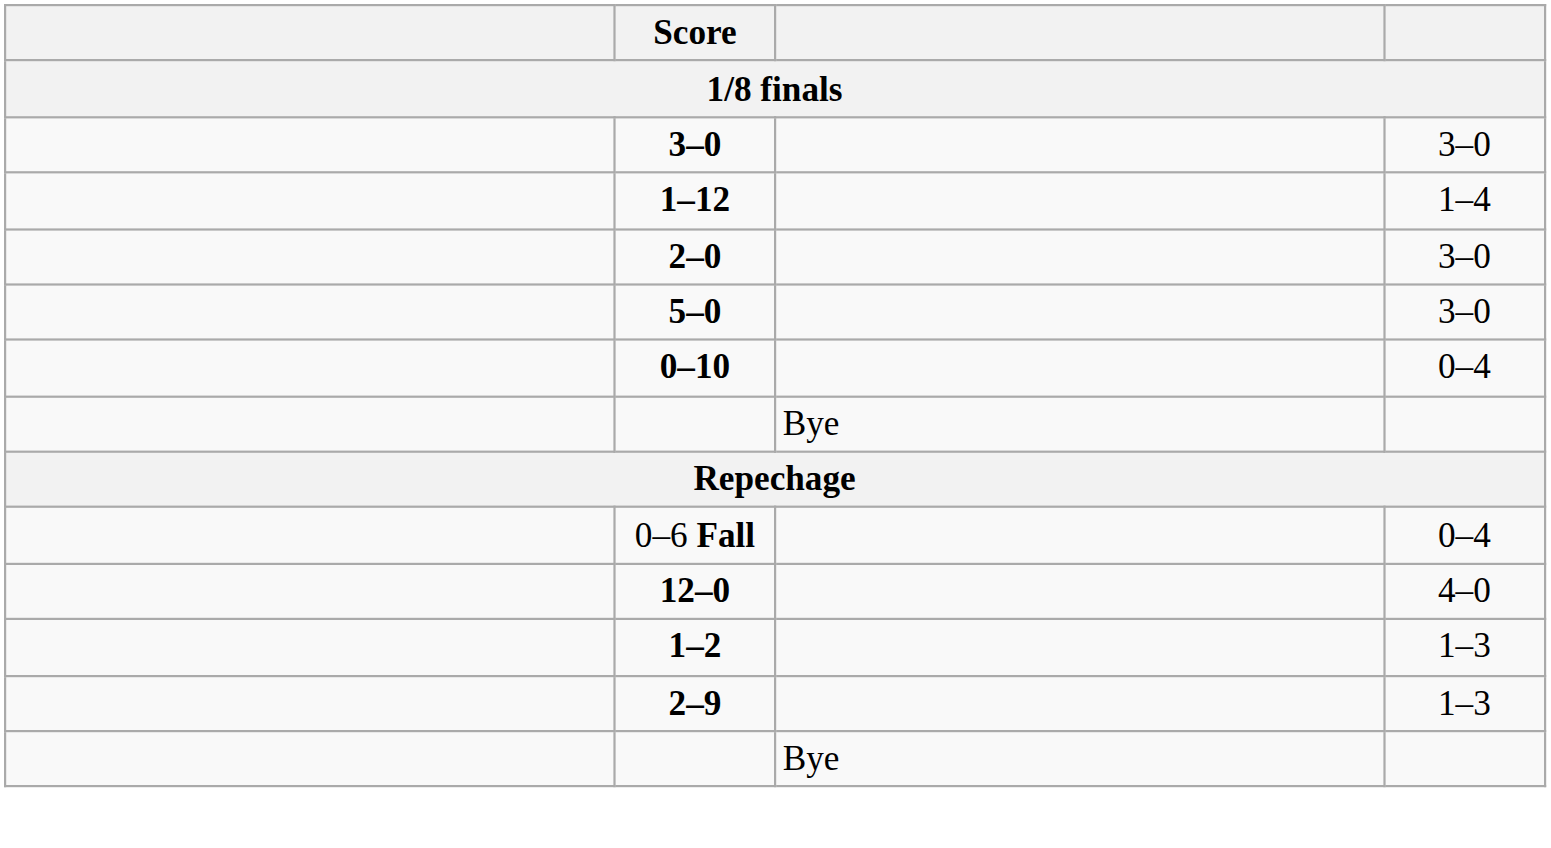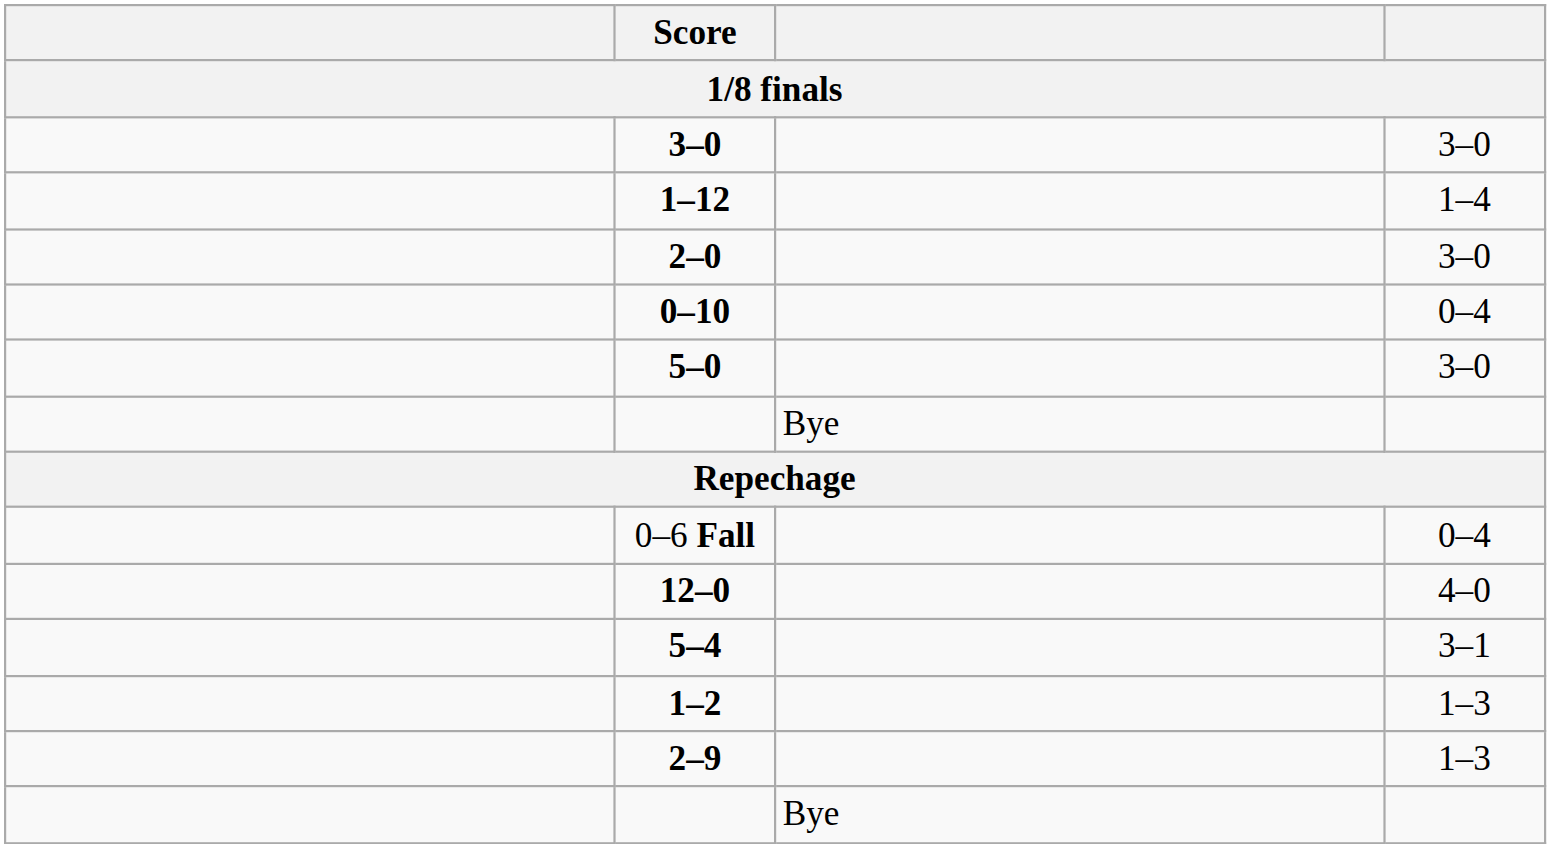rows swapped: (695, 311) <-> (695, 367)
+ row: (695, 646)
